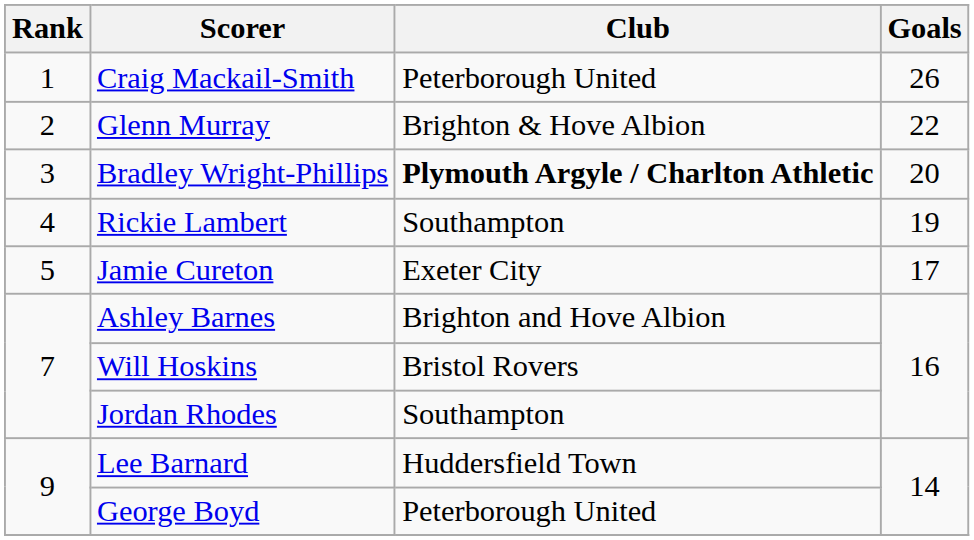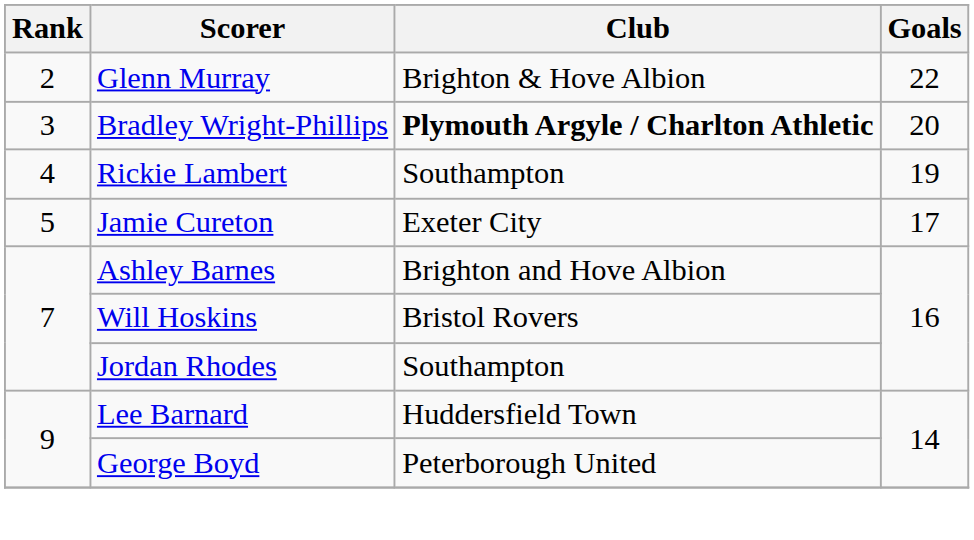- row: (226, 76)
